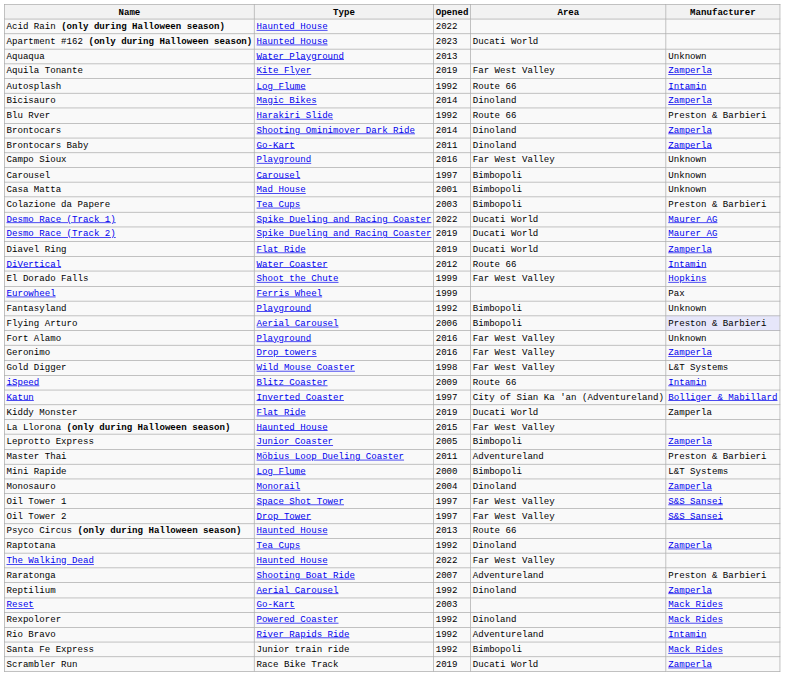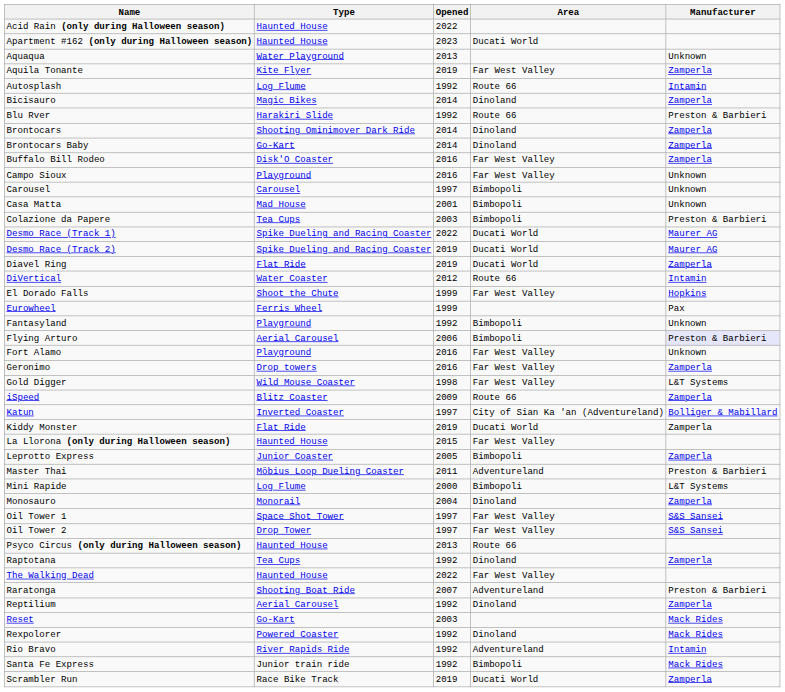(447, 145) 2011 -> (447, 145) 2014
+ row: (56, 160)
(687, 383) Intamin -> (690, 397) Zamperla
